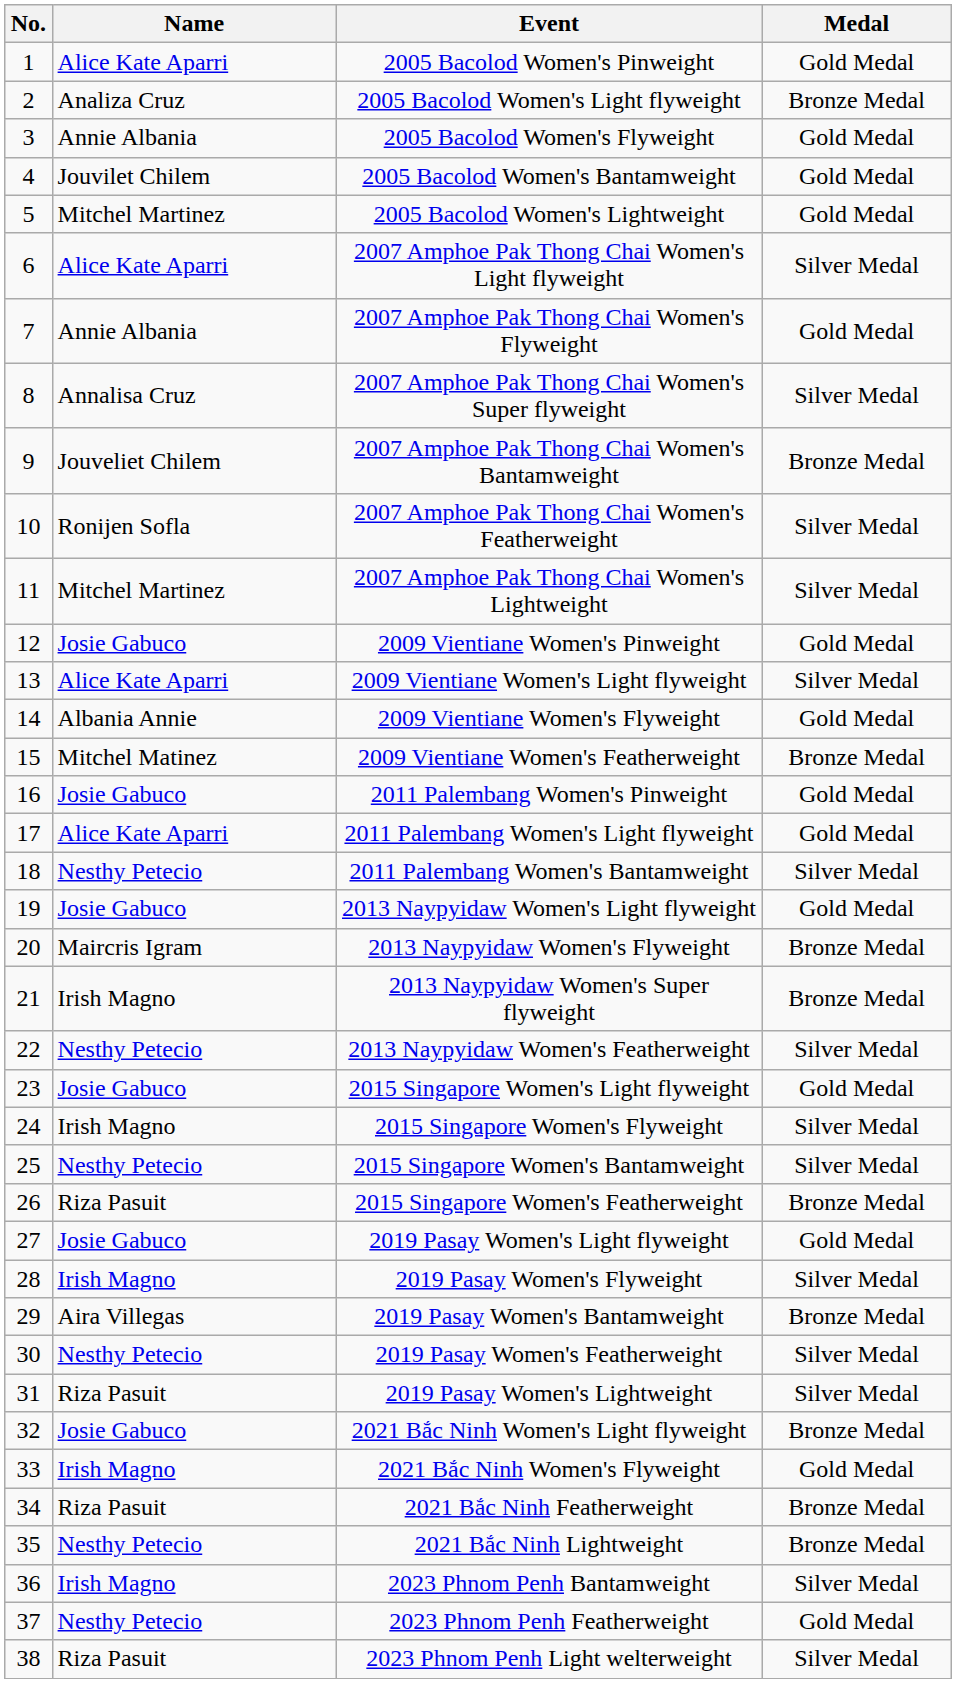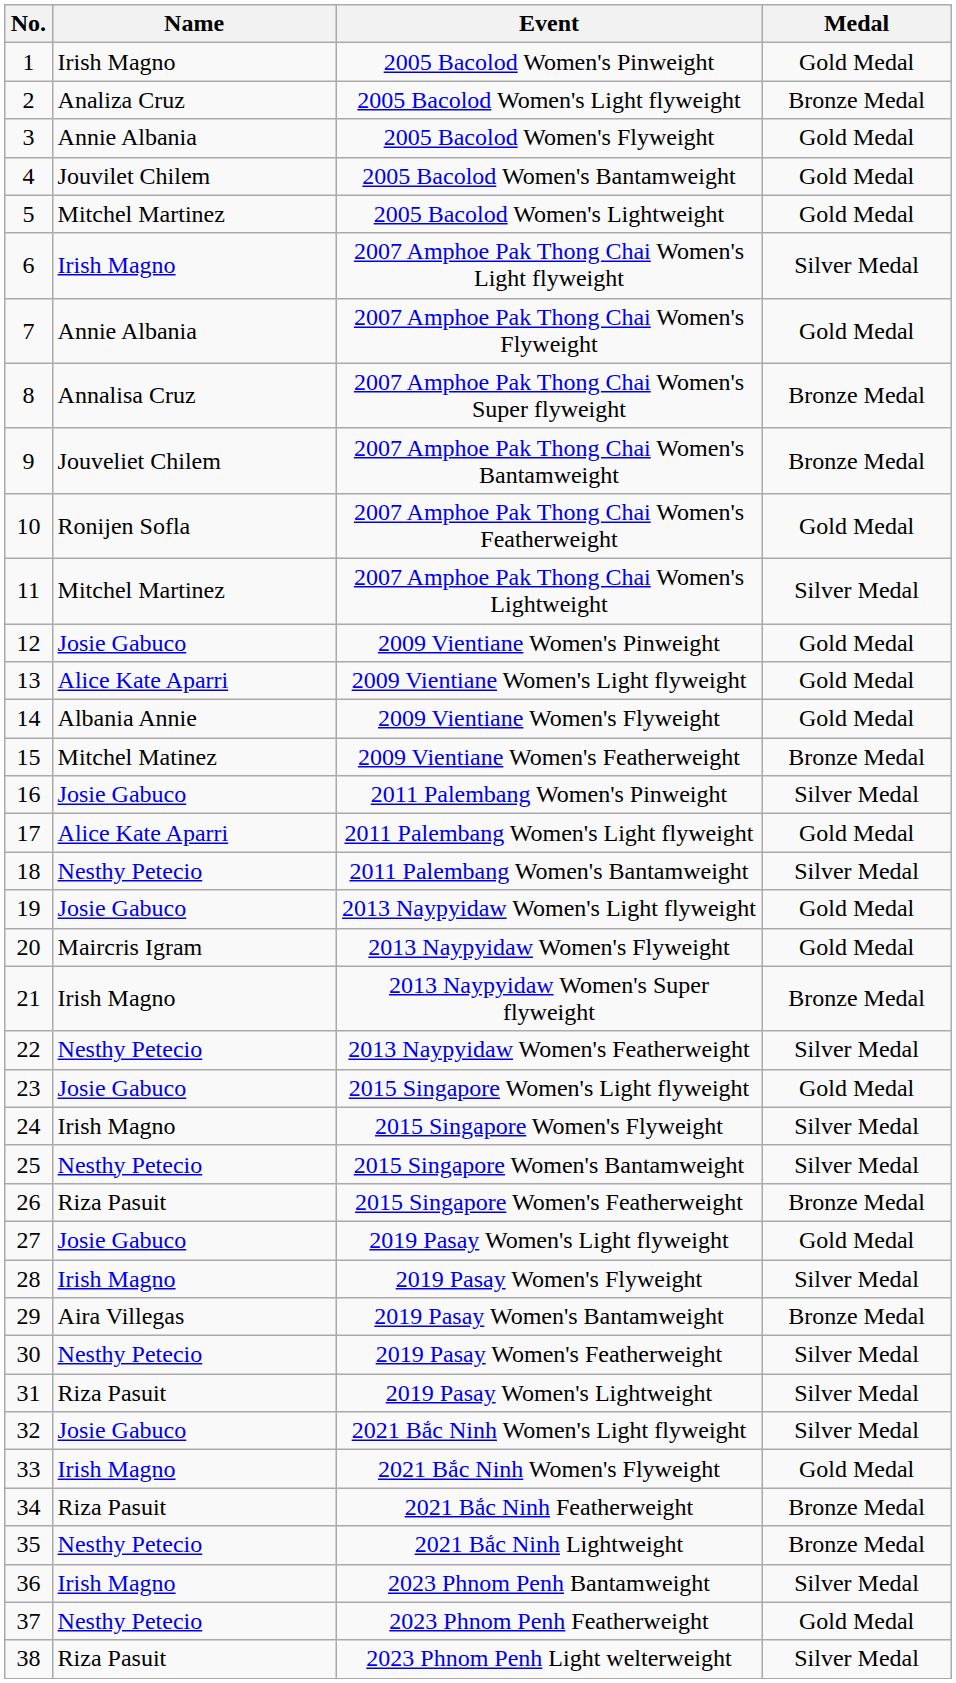(143, 61) Alice Kate Aparri -> (117, 61) Irish Magno
(143, 265) Alice Kate Aparri -> (117, 265) Irish Magno
(857, 395) Silver Medal -> (857, 395) Bronze Medal
(857, 525) Silver Medal -> (857, 525) Gold Medal
(857, 680) Silver Medal -> (857, 680) Gold Medal
(857, 794) Gold Medal -> (857, 794) Silver Medal
(857, 946) Bronze Medal -> (857, 946) Gold Medal
(857, 1430) Bronze Medal -> (857, 1430) Silver Medal
